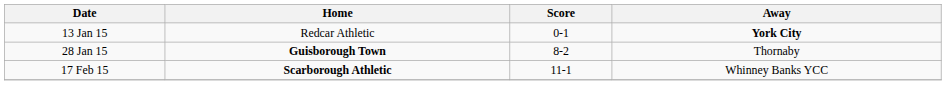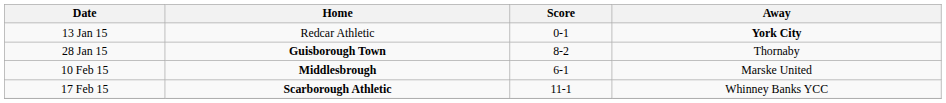+ row: (85, 70)
